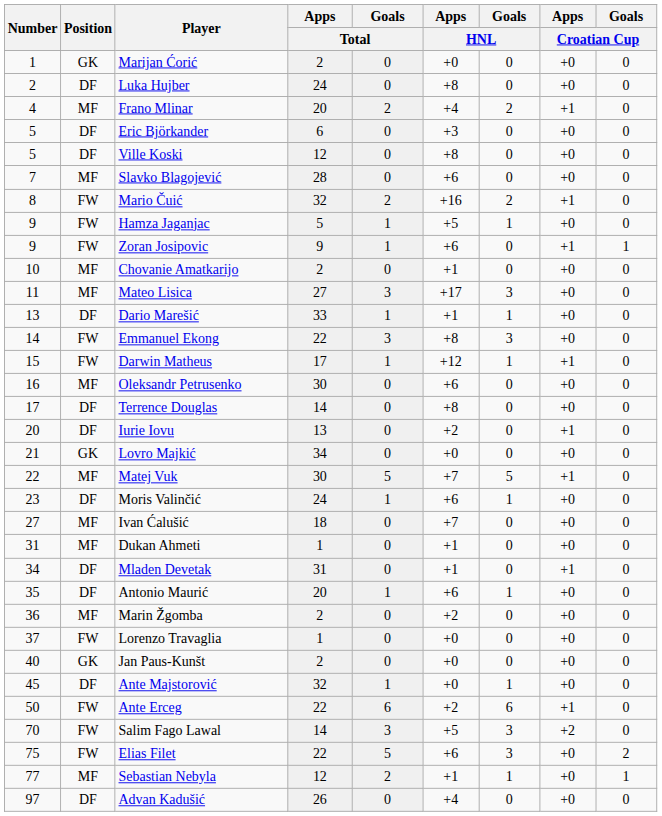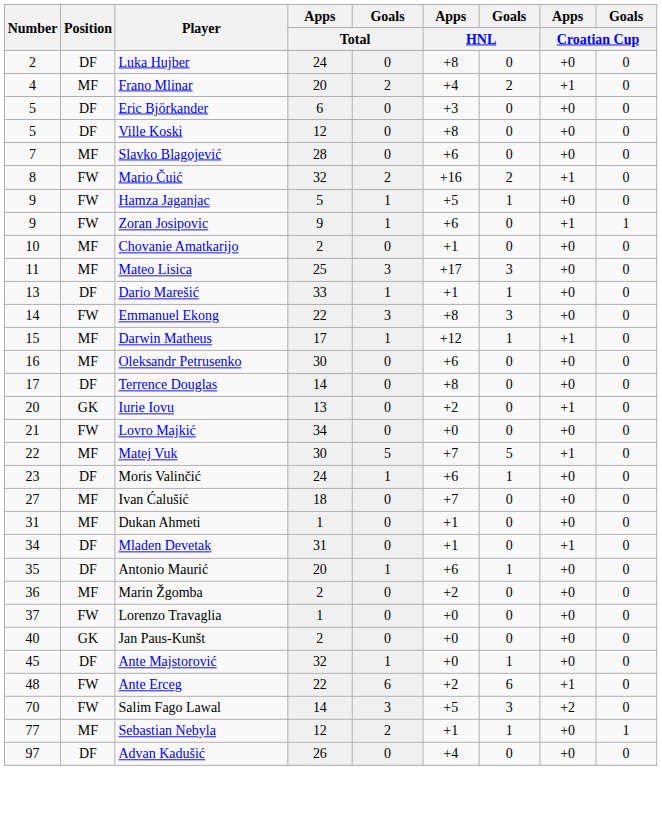- row: (158, 62)
(320, 292) 27 -> (320, 269) 25
(88, 362) FW -> (88, 339) MF
(88, 431) DF -> (88, 408) GK
(88, 454) GK -> (88, 431) FW
(33, 707) 50 -> (33, 684) 48
- row: (147, 754)
